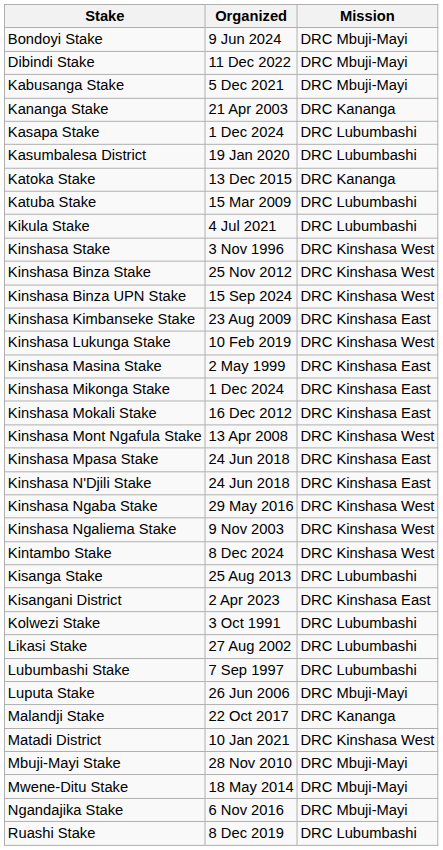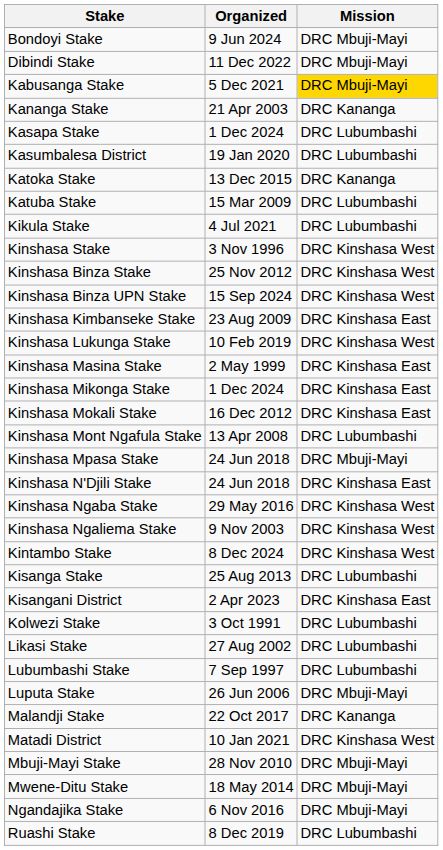(354, 86) no background -> (354, 86) gold background
(367, 436) DRC Kinshasa West -> (359, 436) DRC Lubumbashi
(366, 459) DRC Kinshasa East -> (354, 459) DRC Mbuji-Mayi
